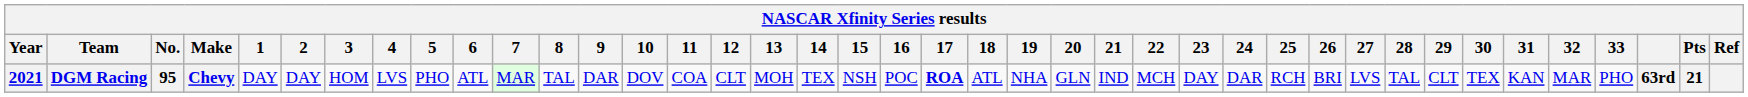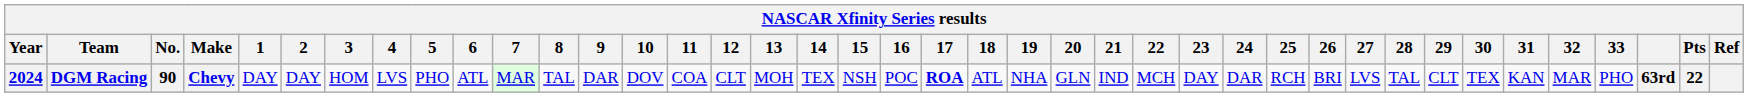(26, 77) 2021 -> (26, 77) 2024
(168, 77) 95 -> (168, 77) 90
(1695, 77) 21 -> (1695, 77) 22
